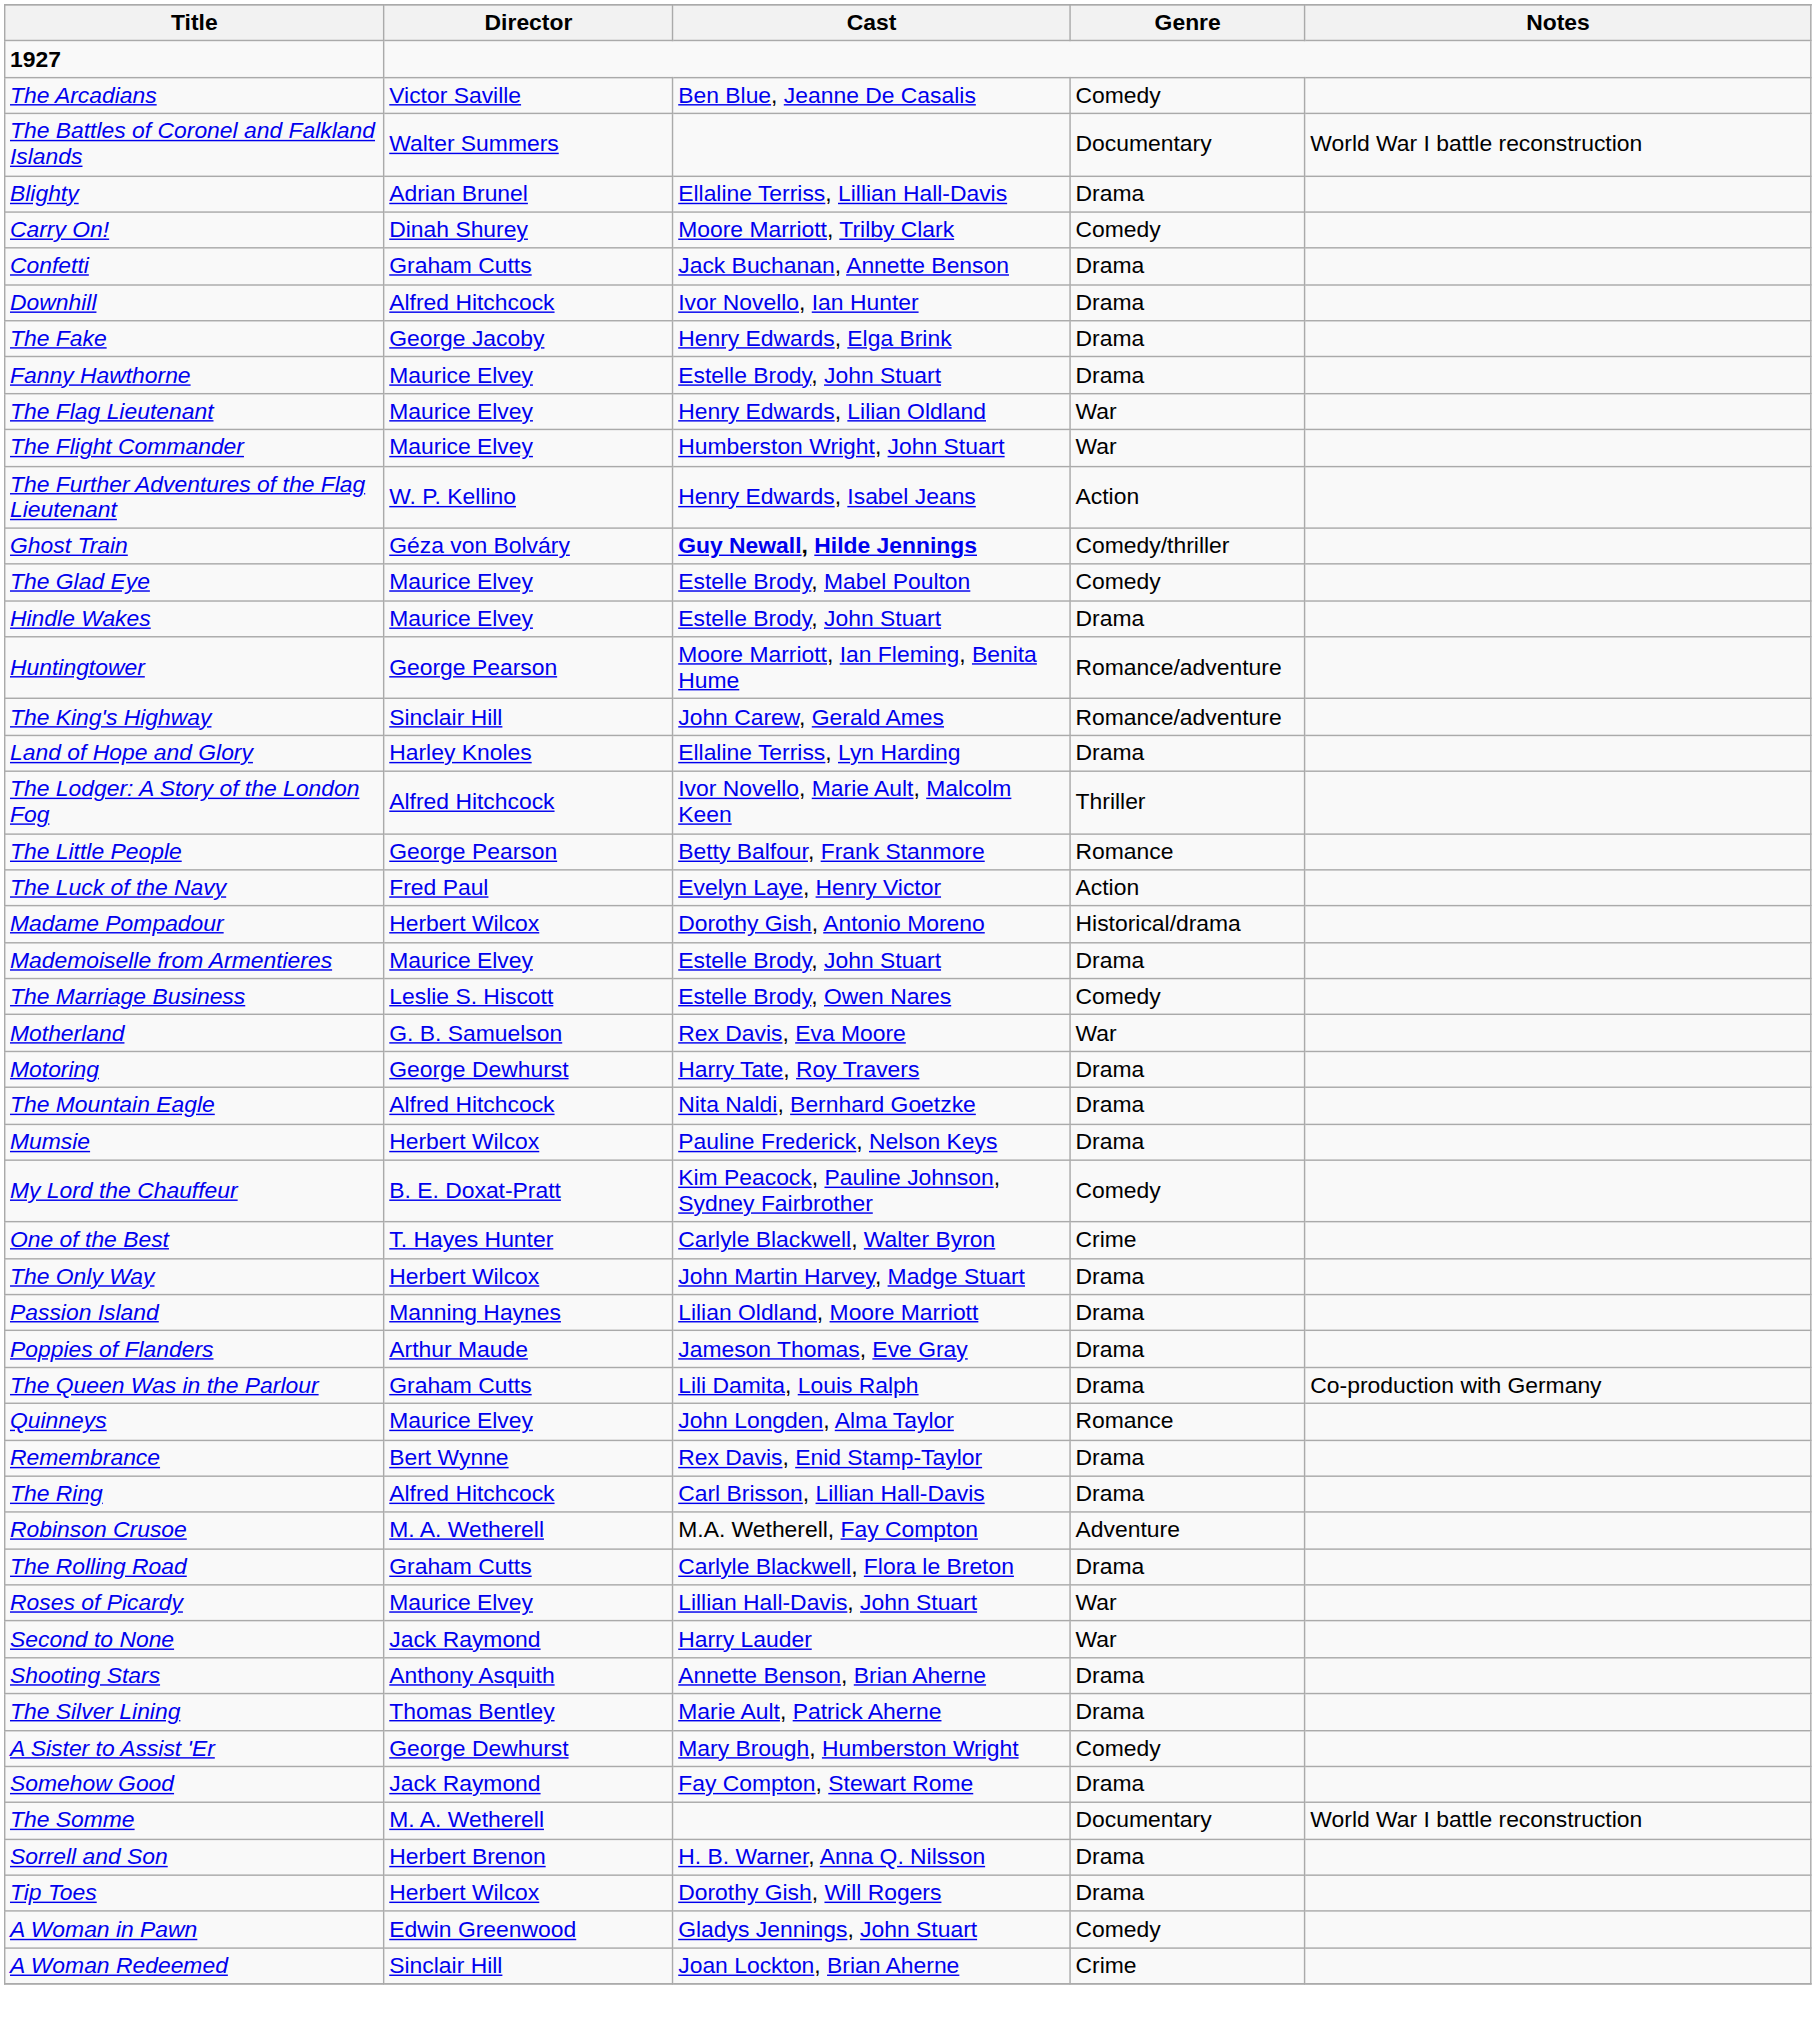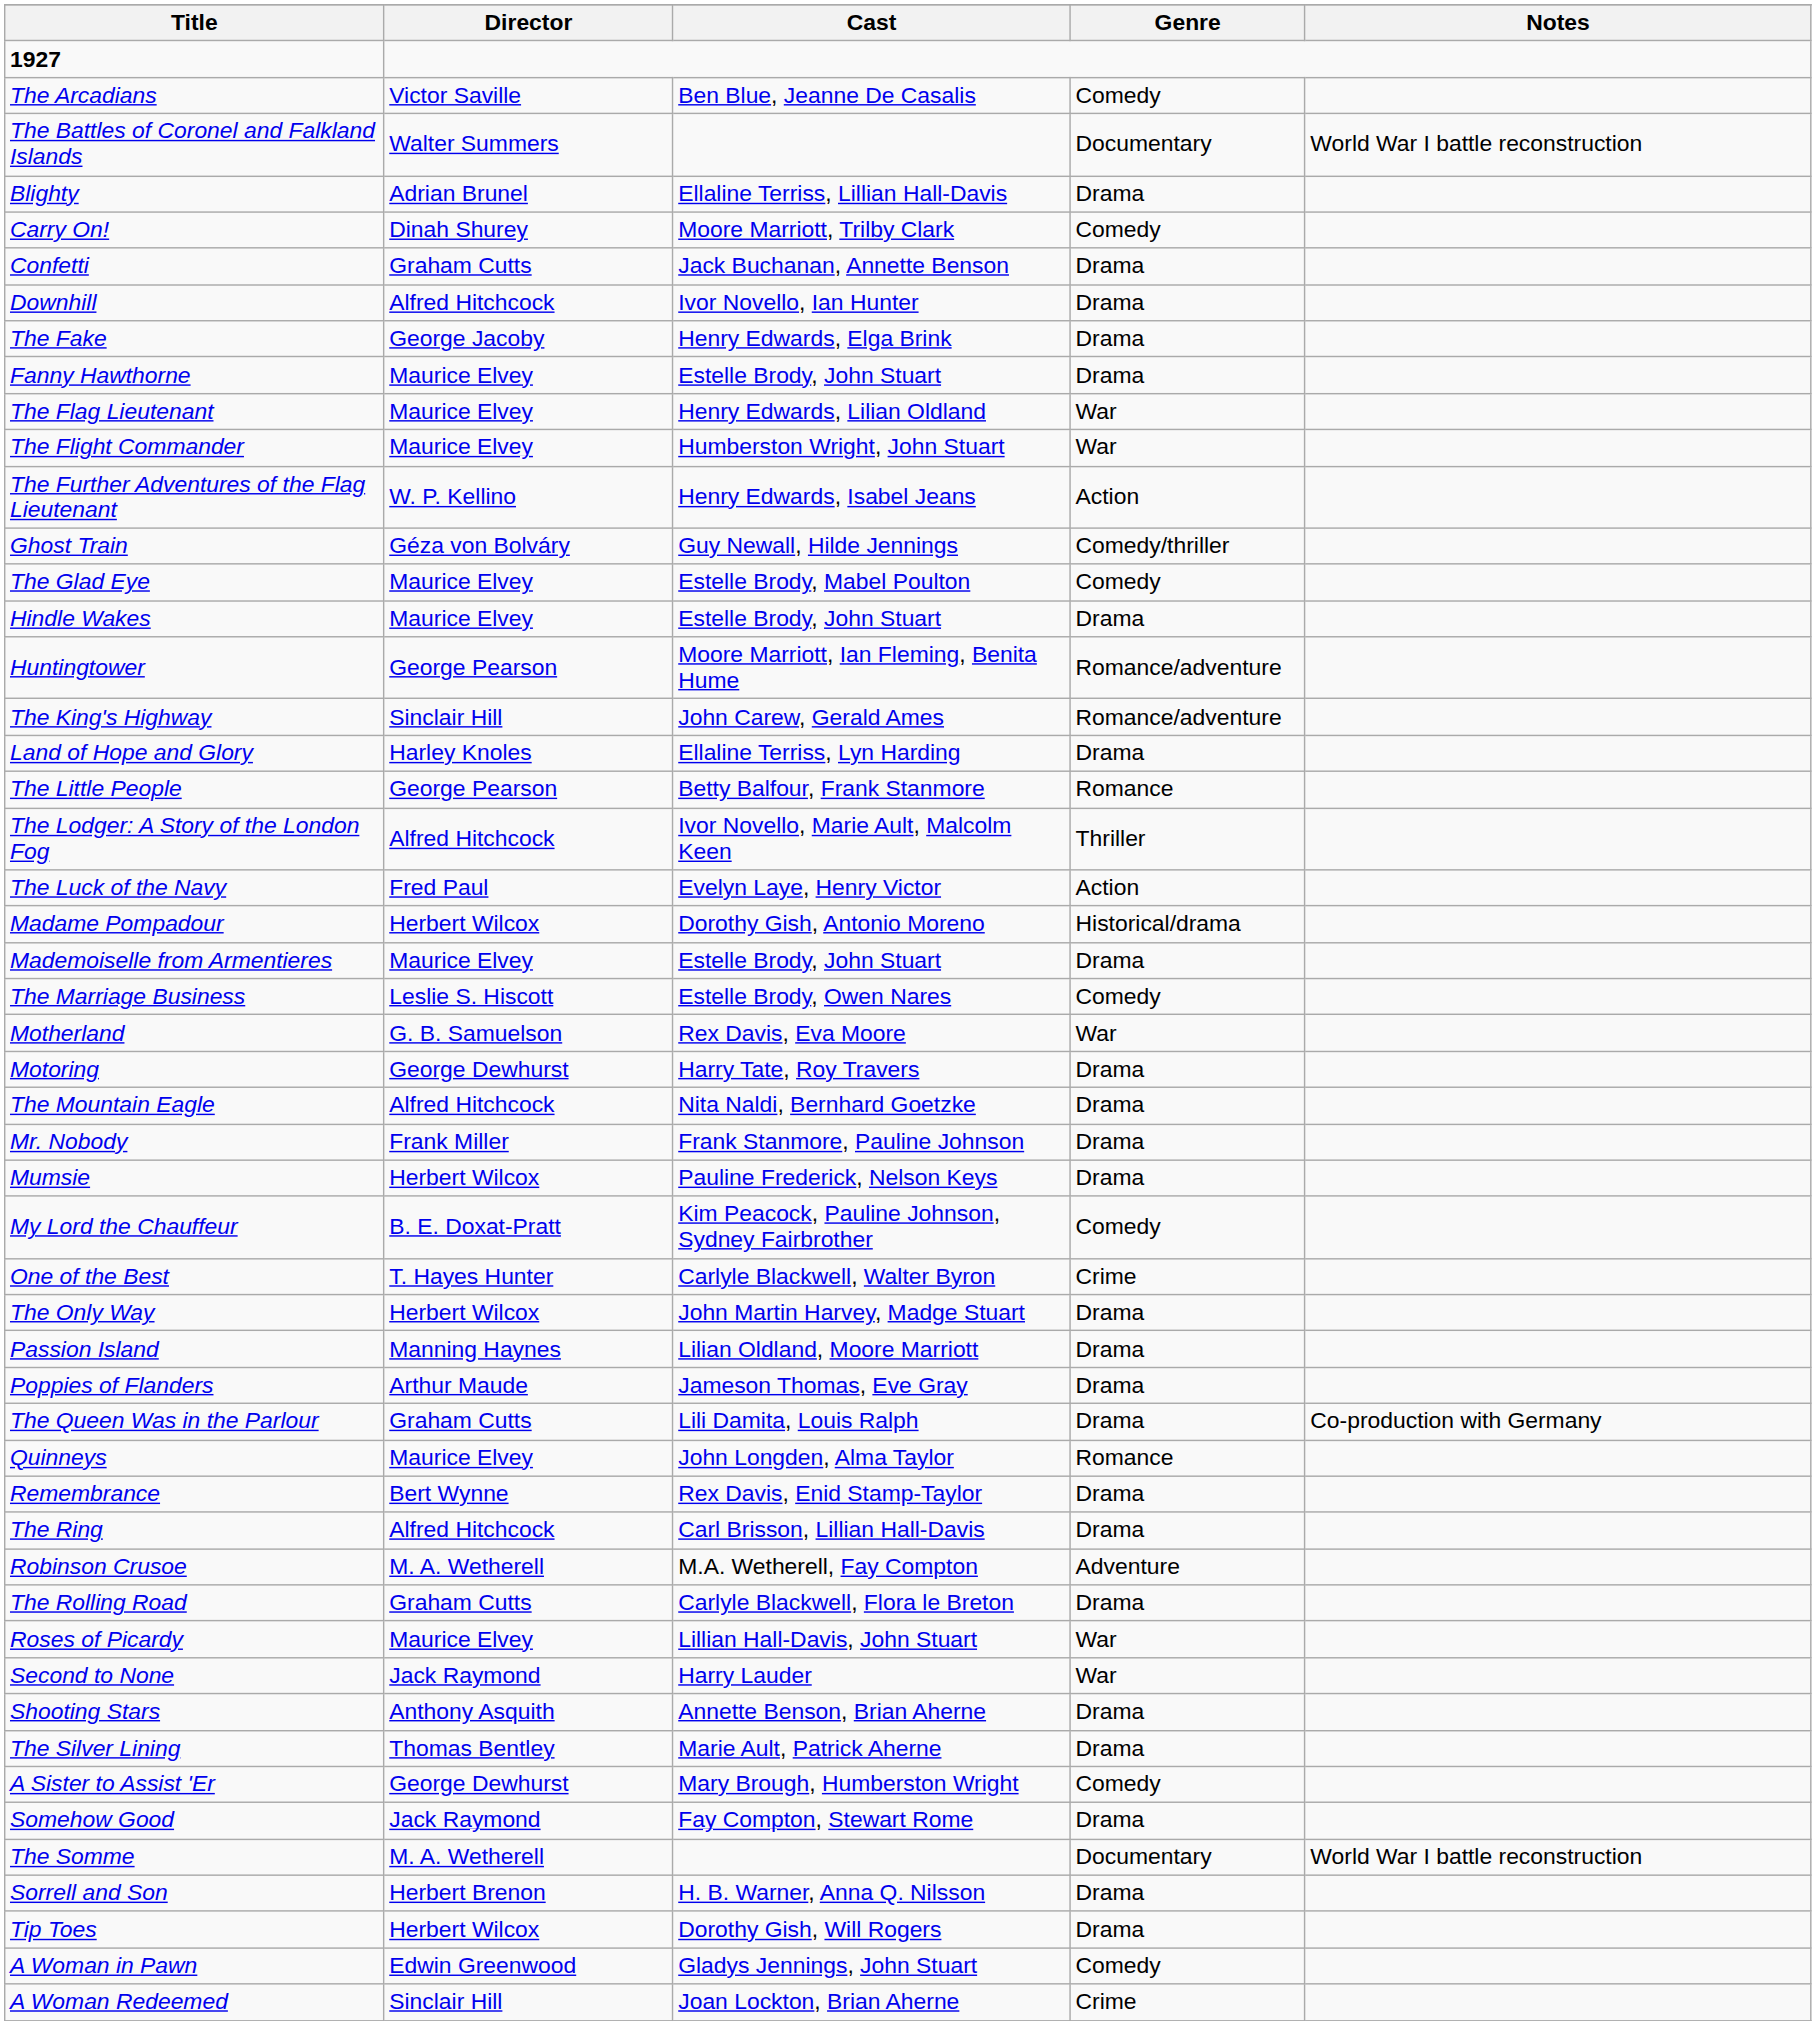(828, 545) bold -> (818, 545) normal
rows swapped: (96, 851) <-> (185, 802)
+ row: (69, 1141)
